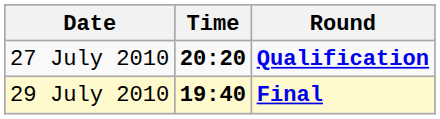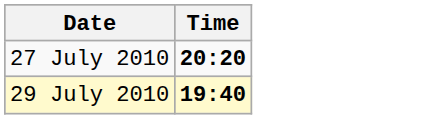- column: (343, 23)
